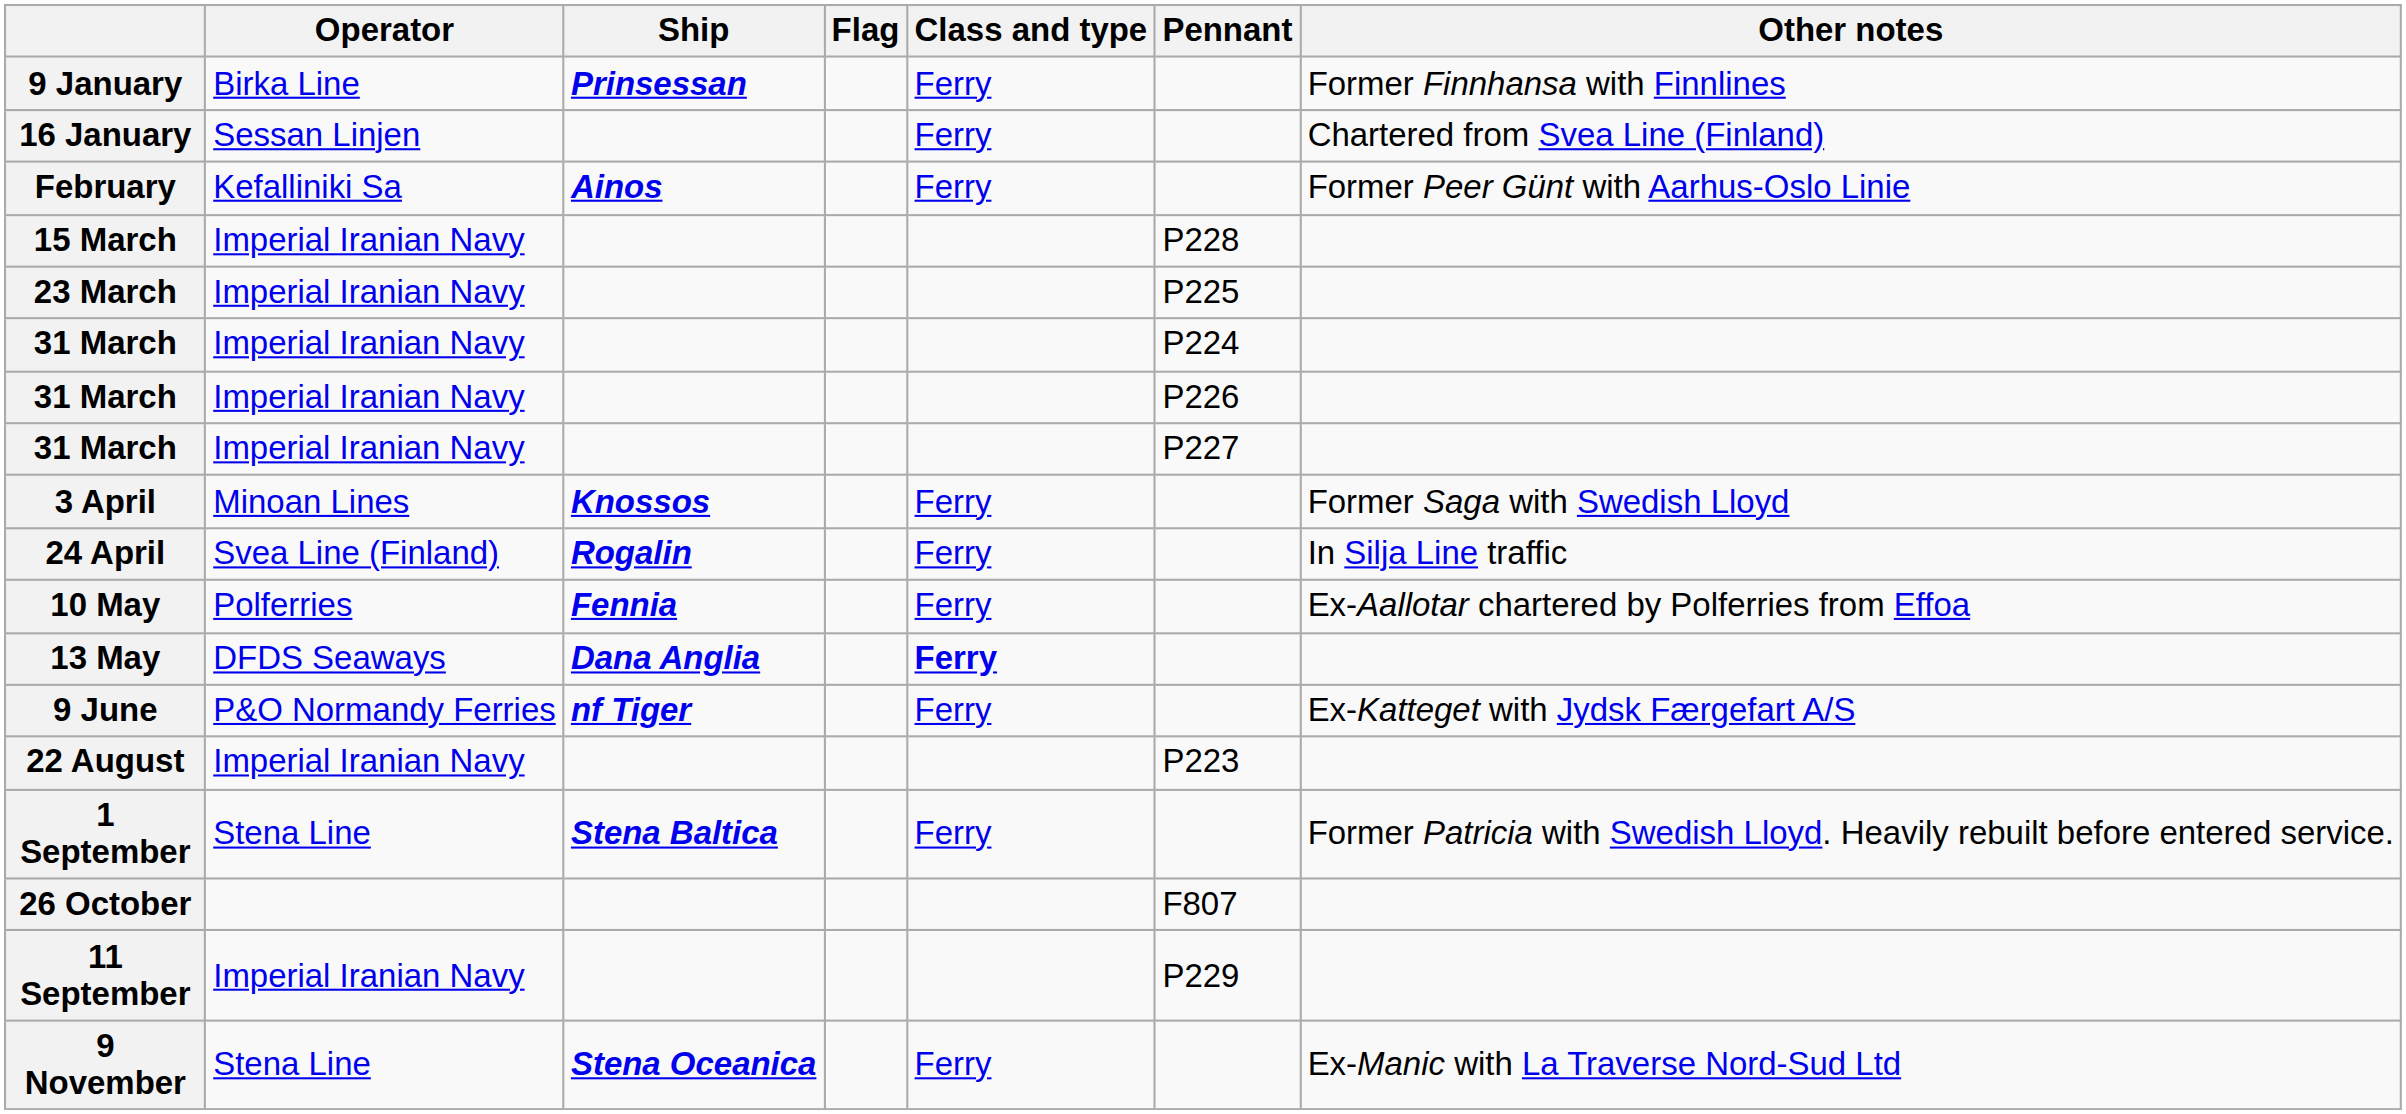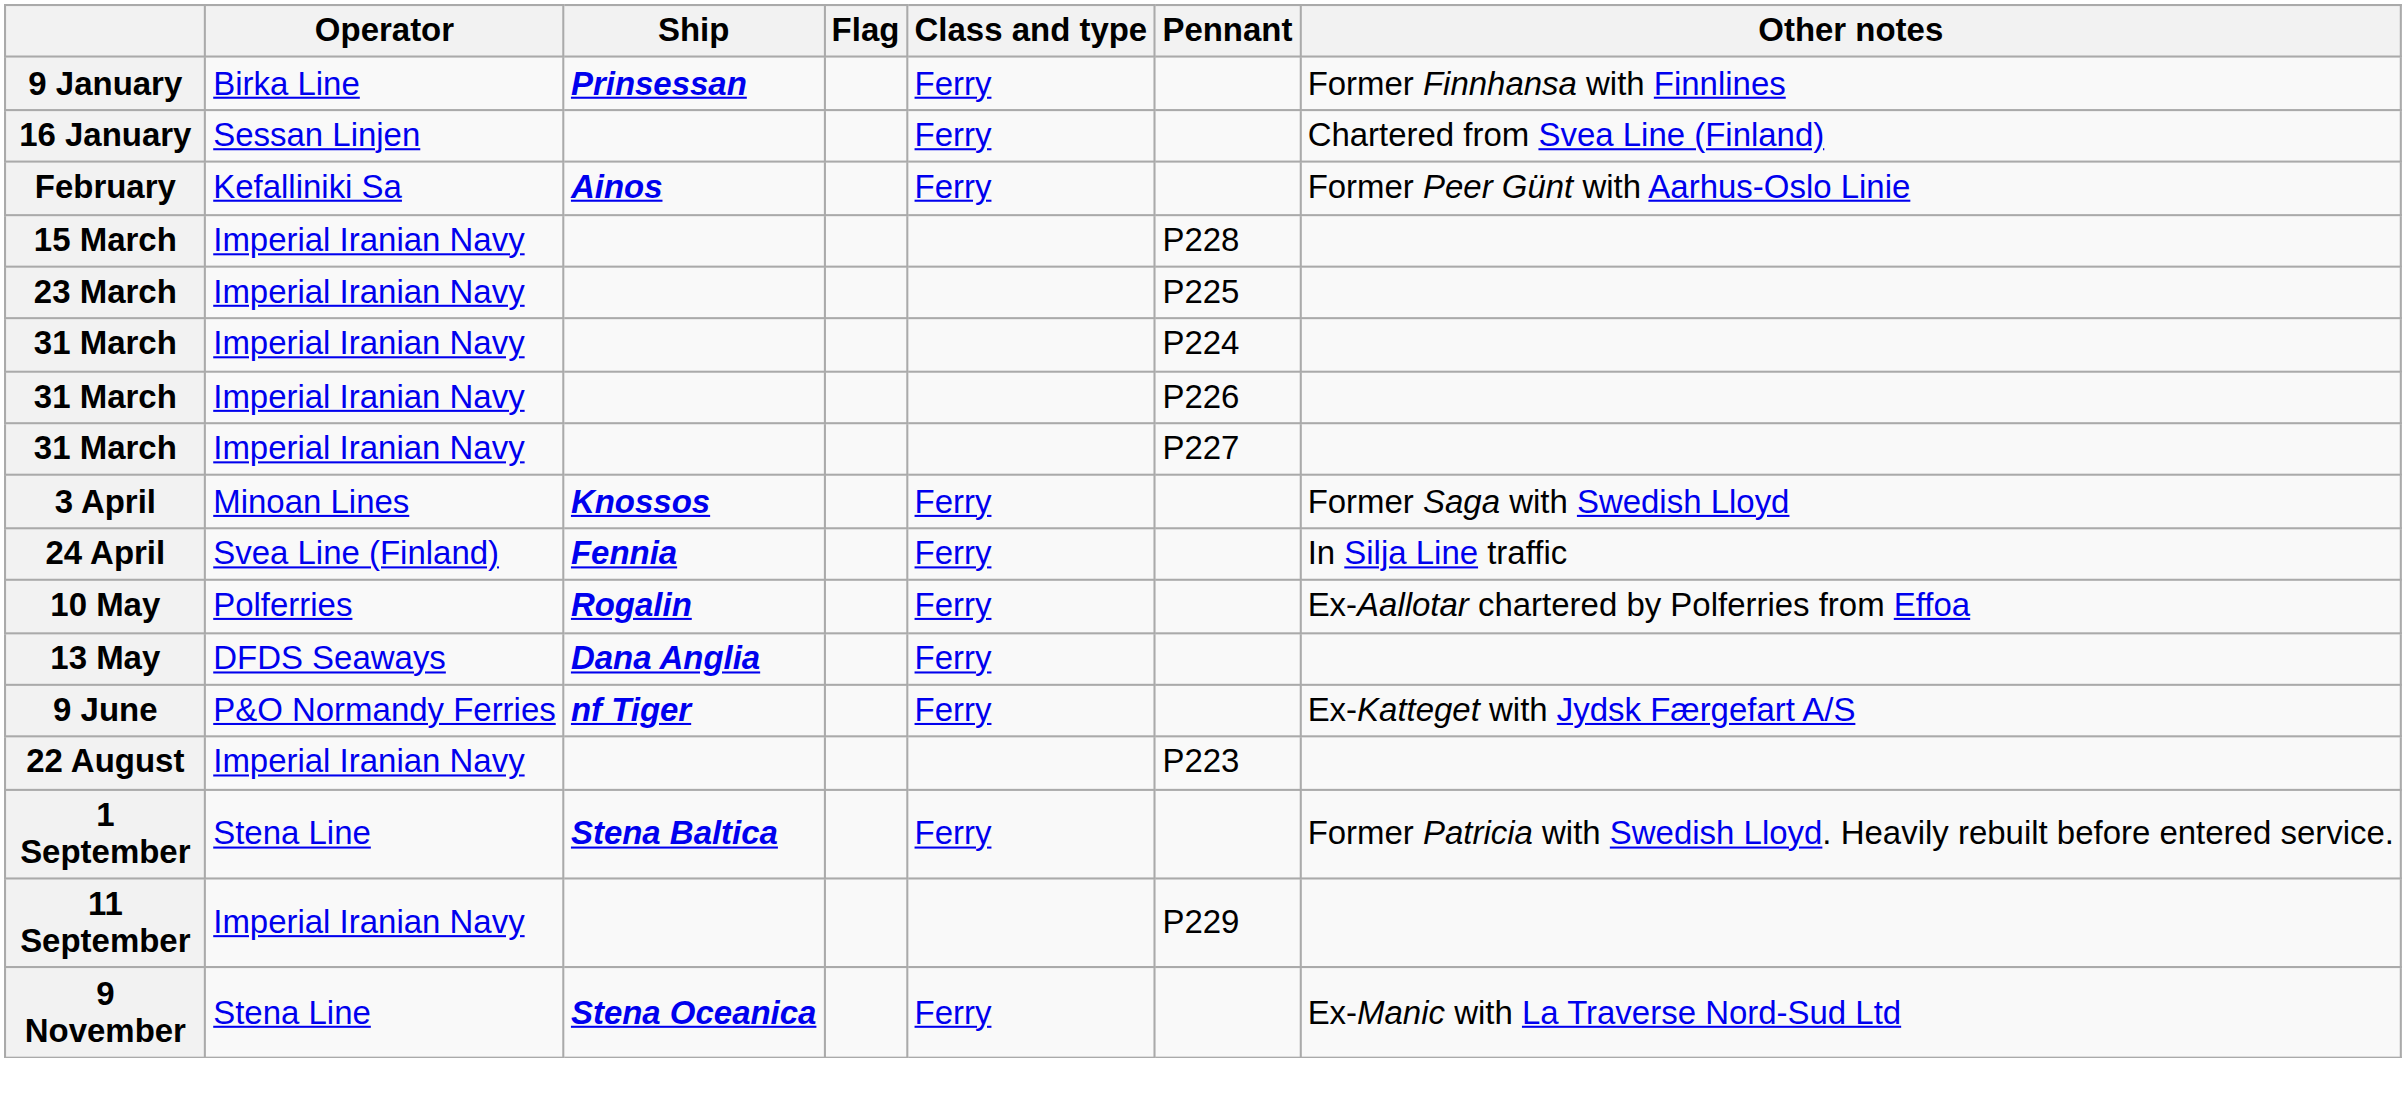(631, 553) Rogalin -> (624, 553) Fennia
(624, 605) Fennia -> (631, 605) Rogalin
(956, 657) bold -> (953, 657) normal
- row: (105, 904)
